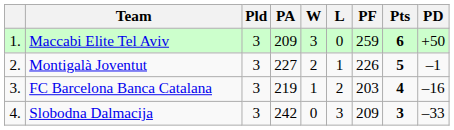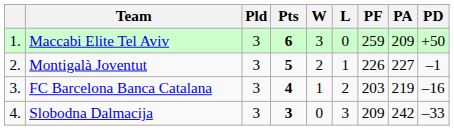columns swapped: (400, 16) <-> (286, 16)
